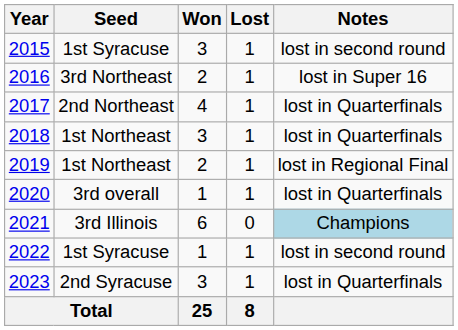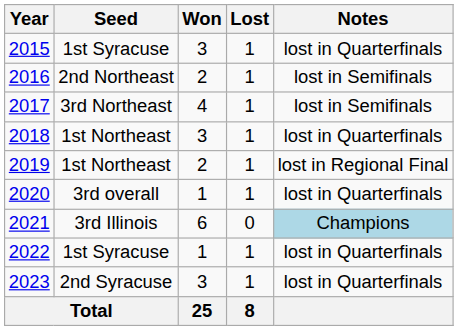(363, 48) lost in second round -> (363, 48) lost in Quarterfinals
(116, 77) 3rd Northeast -> (116, 77) 2nd Northeast
(363, 77) lost in Super 16 -> (363, 77) lost in Semifinals
(116, 106) 2nd Northeast -> (116, 106) 3rd Northeast
(363, 106) lost in Quarterfinals -> (363, 106) lost in Semifinals
(363, 252) lost in second round -> (363, 252) lost in Quarterfinals
